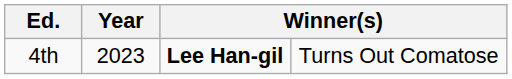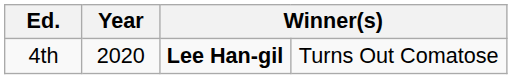(121, 55) 2023 -> (121, 55) 2020
